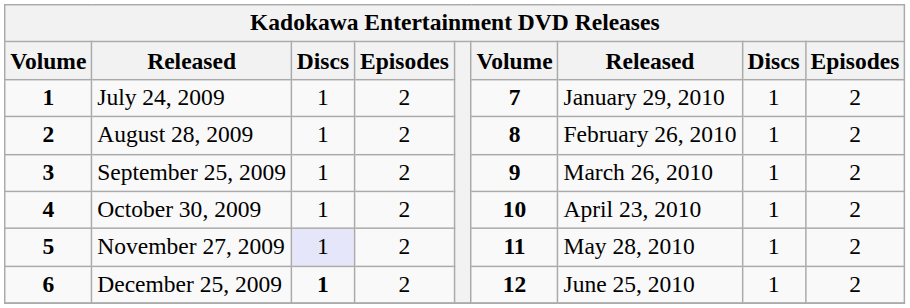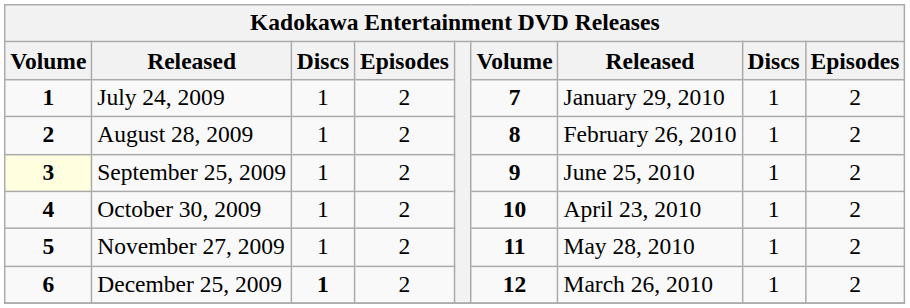(48, 172) no background -> (48, 172) lightyellow background
(638, 172) March 26, 2010 -> (629, 172) June 25, 2010
(323, 246) lavender background -> (323, 246) no background
(629, 284) June 25, 2010 -> (638, 284) March 26, 2010
